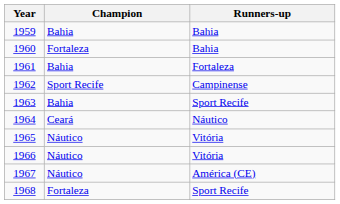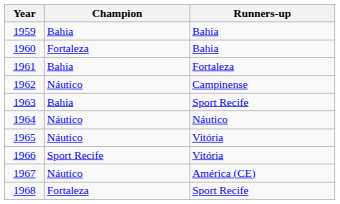(75, 84) Sport Recife -> (65, 84) Náutico
(60, 119) Ceará -> (65, 119) Náutico
(65, 155) Náutico -> (75, 155) Sport Recife
